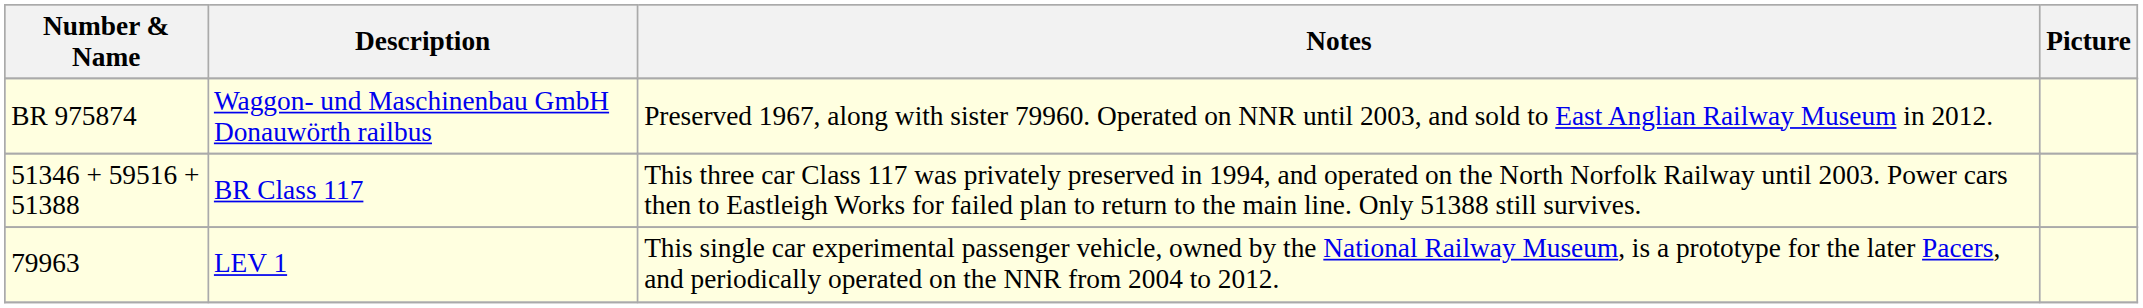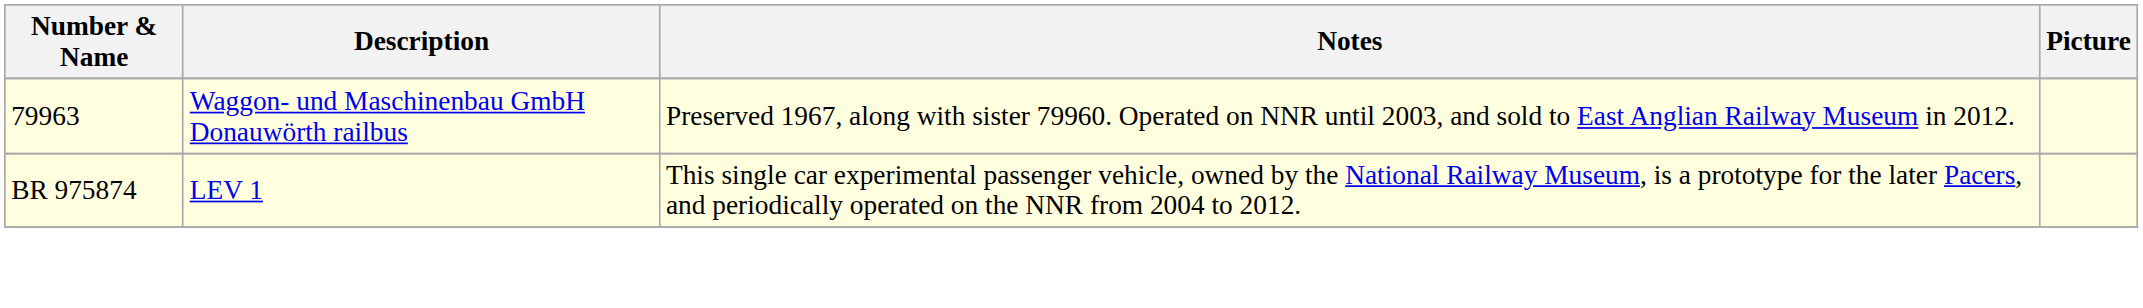(74, 115) BR 975874 -> (45, 115) 79963
- row: (289, 189)
(45, 264) 79963 -> (74, 189) BR 975874
